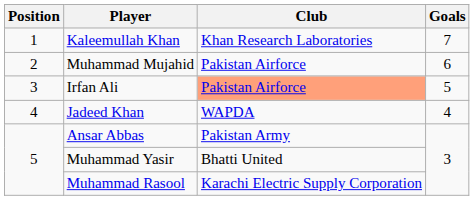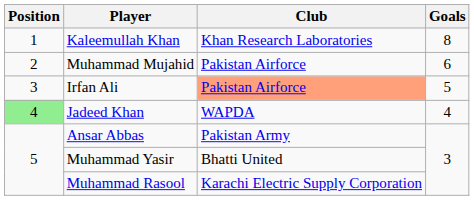(447, 40) 7 -> (447, 40) 8
(34, 111) no background -> (34, 111) lightgreen background
